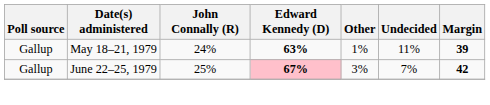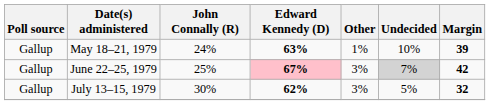(409, 49) 11% -> (409, 49) 10%
(409, 69) no background -> (409, 69) lightgrey background
+ row: (114, 89)
